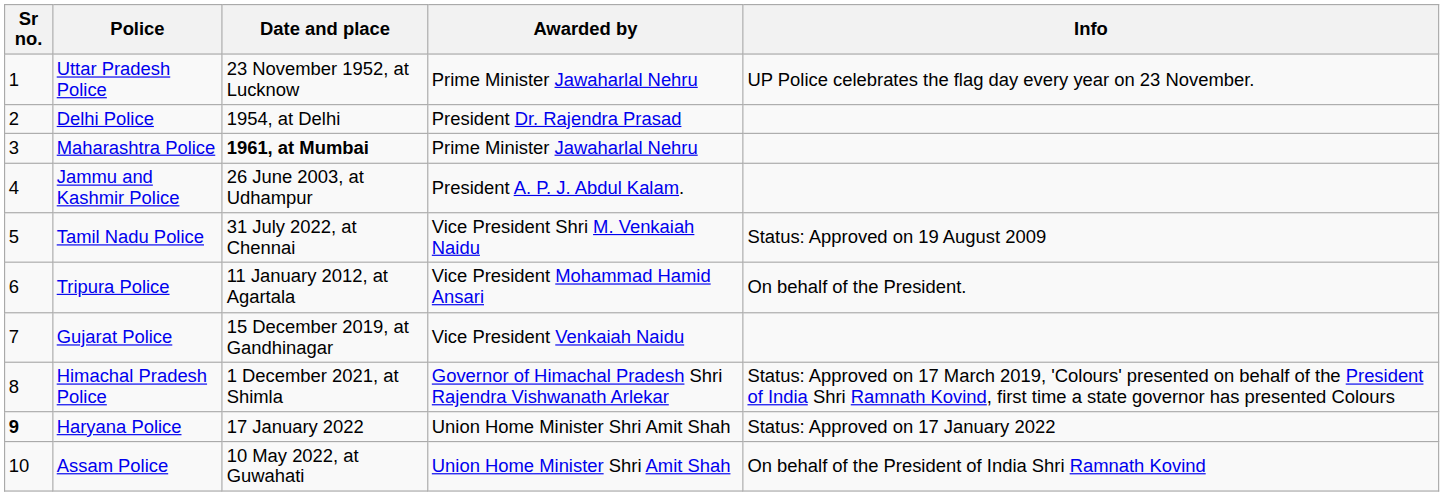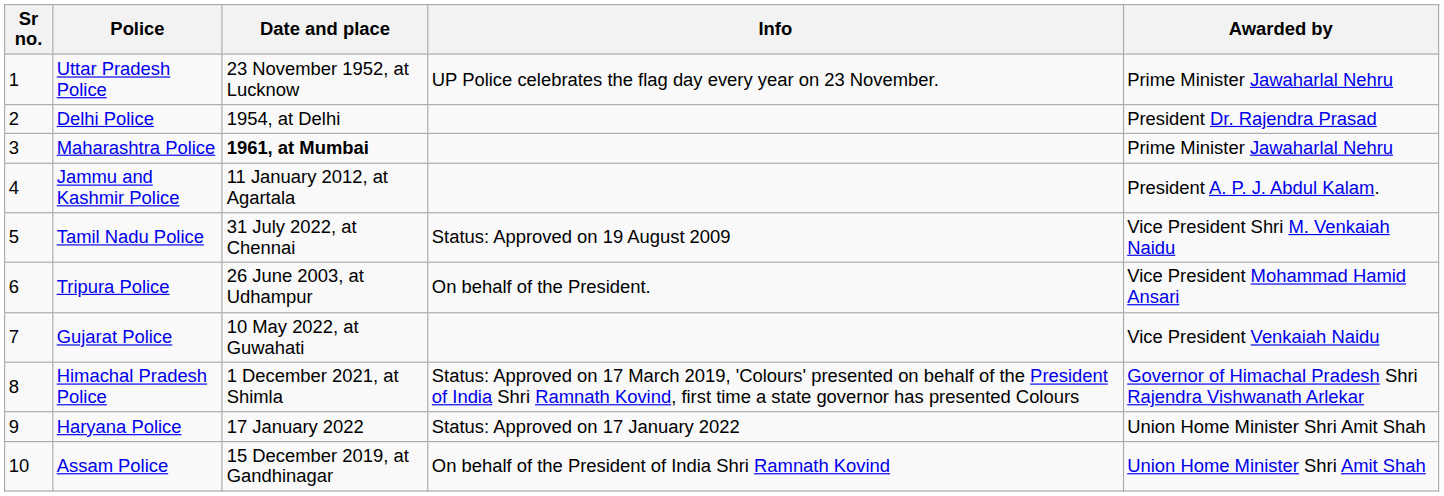columns swapped: (585, 29) <-> (1091, 29)
(295, 187) 26 June 2003, at Udhampur -> (307, 187) 11 January 2012, at Agartala
(307, 287) 11 January 2012, at Agartala -> (295, 287) 26 June 2003, at Udhampur
(318, 337) 15 December 2019, at Gandhinagar -> (293, 337) 10 May 2022, at Guwahati
(14, 426) bold -> (14, 426) normal
(293, 466) 10 May 2022, at Guwahati -> (318, 466) 15 December 2019, at Gandhinagar
